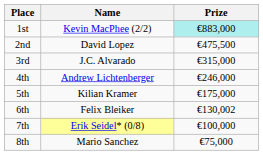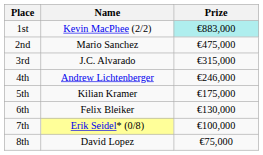(107, 45) David Lopez -> (107, 45) Mario Sanchez
(216, 45) €475,500 -> (216, 45) €475,000
(216, 110) €130,002 -> (216, 110) €130,000
(107, 142) Mario Sanchez -> (107, 142) David Lopez
